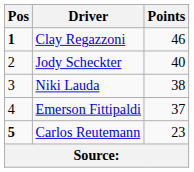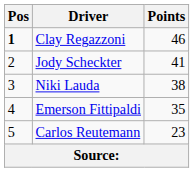(178, 62) 40 -> (178, 62) 41
(178, 109) 37 -> (178, 109) 35
(11, 132) bold -> (11, 132) normal
